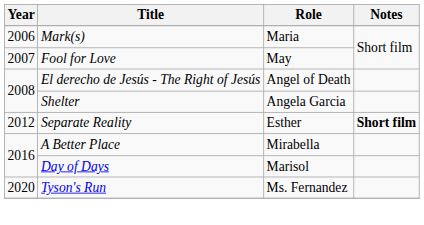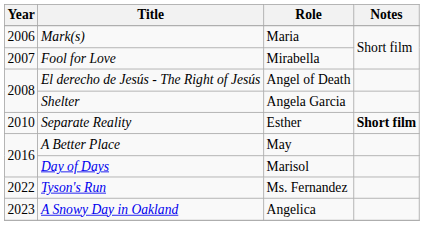(279, 58) May -> (293, 58) Mirabella
(21, 123) 2012 -> (21, 123) 2010
(293, 144) Mirabella -> (279, 144) May
(21, 187) 2020 -> (21, 187) 2022
+ row: (110, 209)
